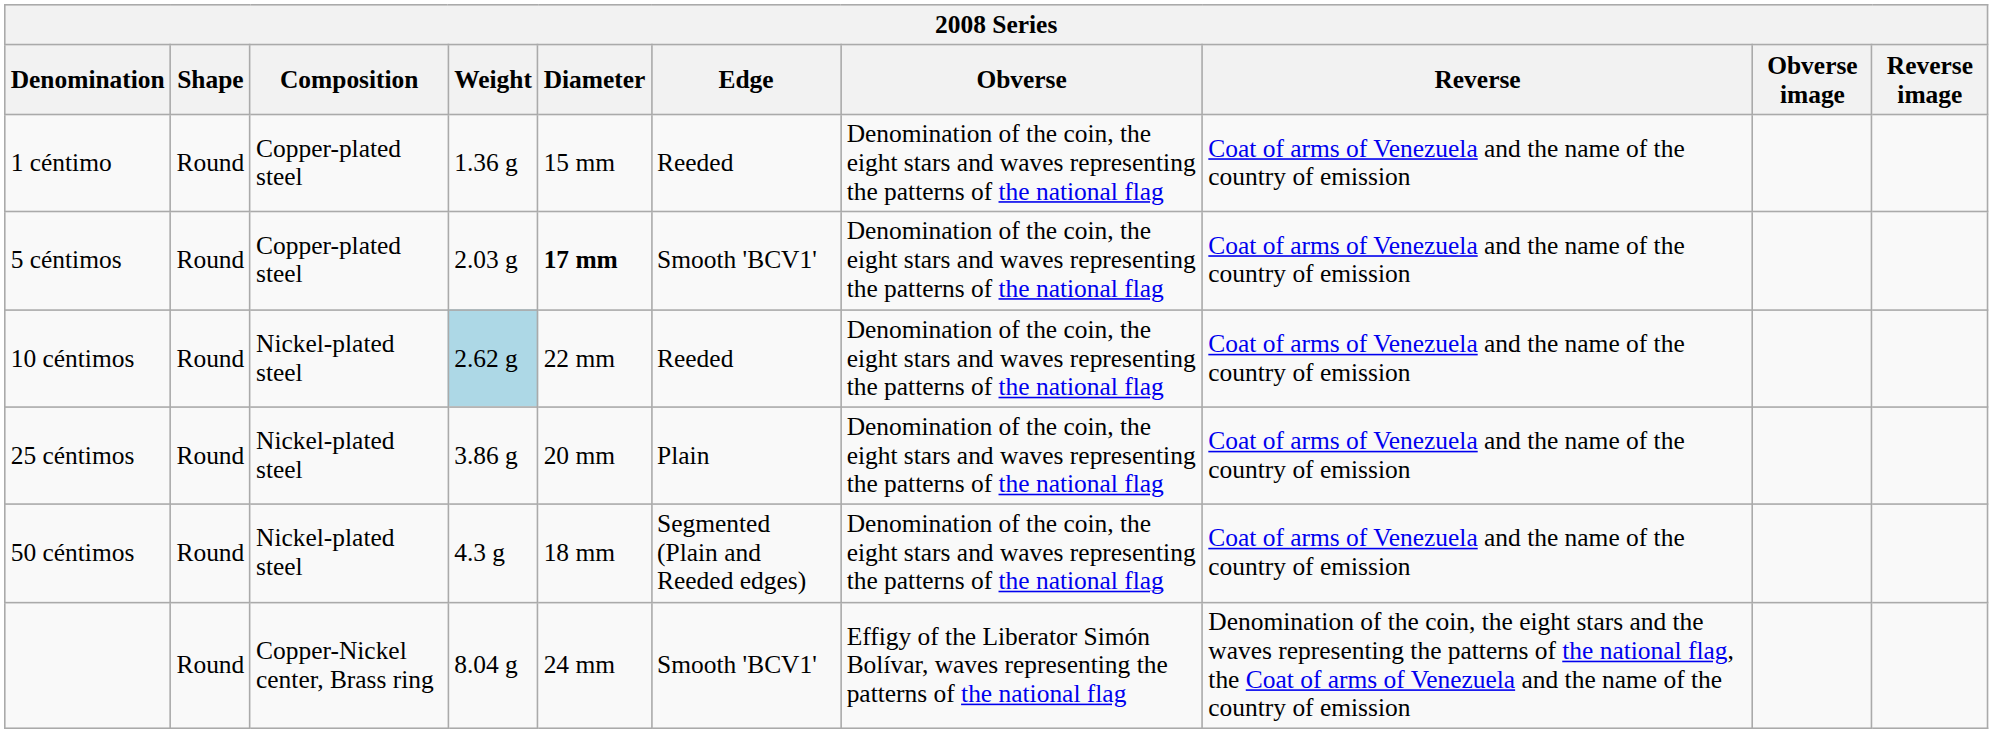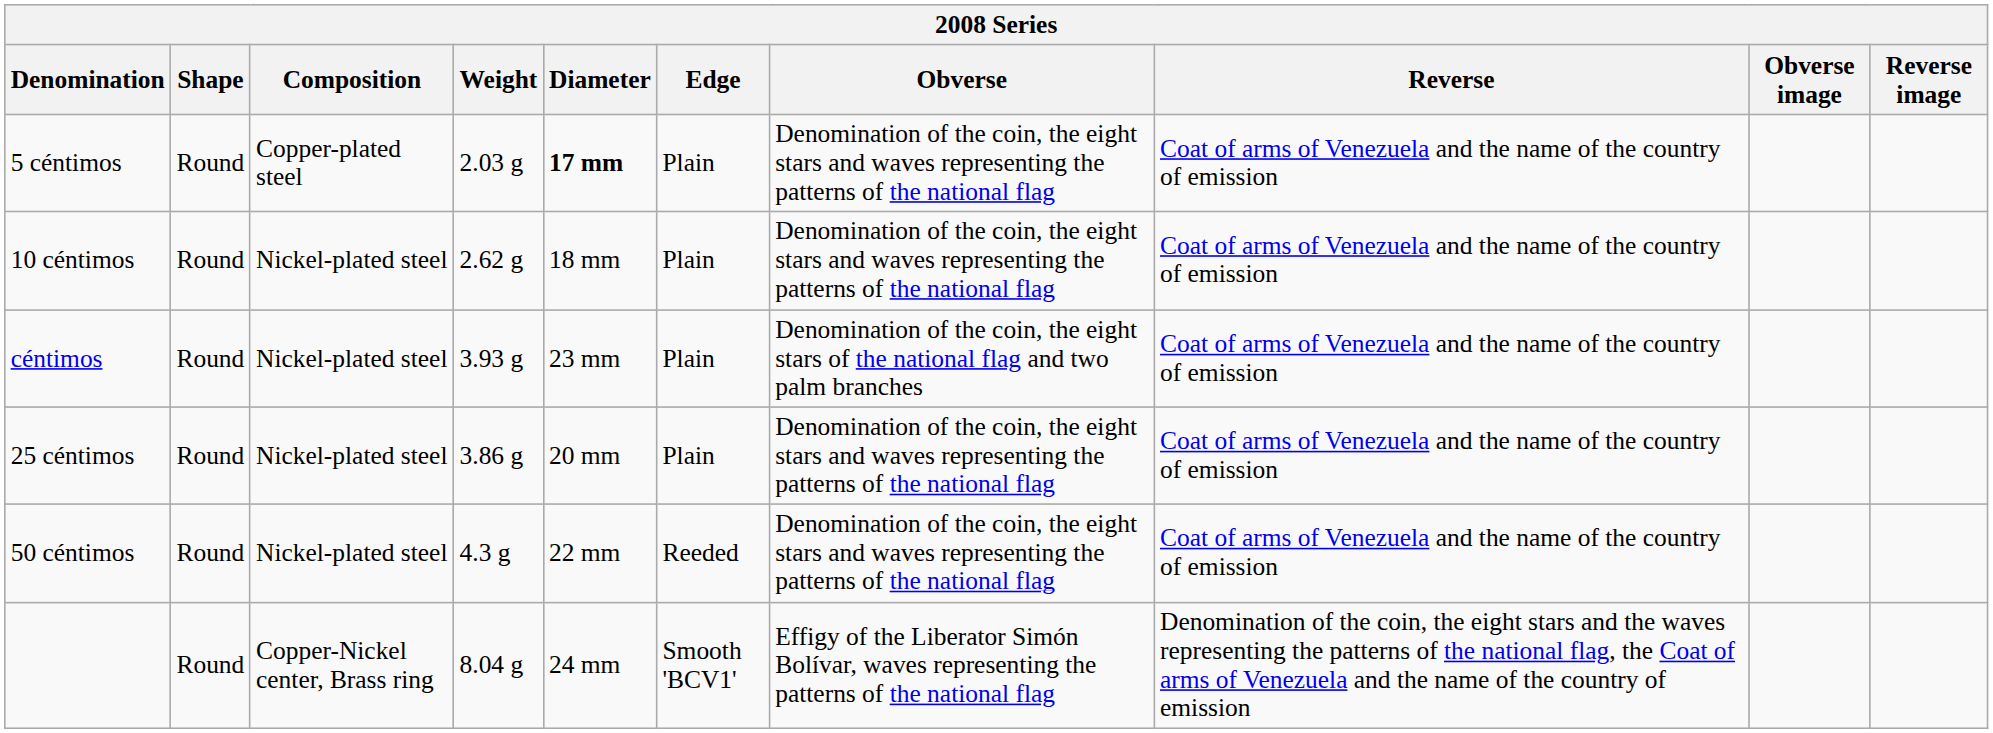- row: (61, 162)
(737, 260) Smooth 'BCV1' -> (689, 162) Plain
(486, 357) lightblue background -> (491, 260) no background
(579, 357) 22 mm -> (585, 260) 18 mm
(695, 357) Reeded -> (689, 260) Plain
+ row: (57, 357)
(579, 552) 18 mm -> (585, 552) 22 mm
(732, 552) Segmented (Plain and Reeded edges) -> (701, 552) Reeded
